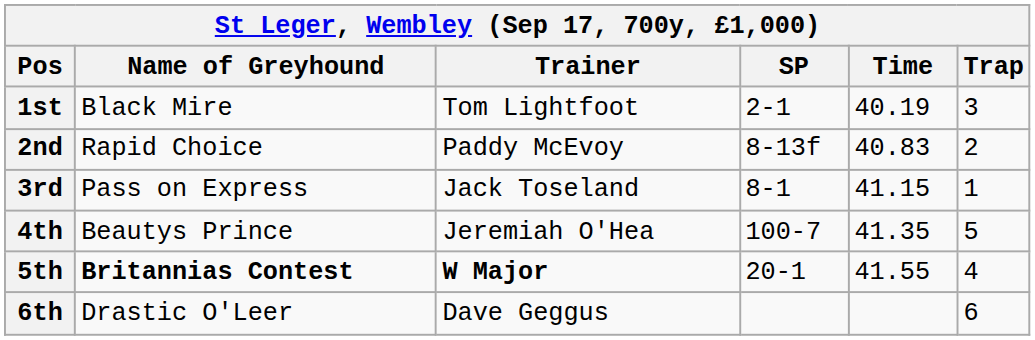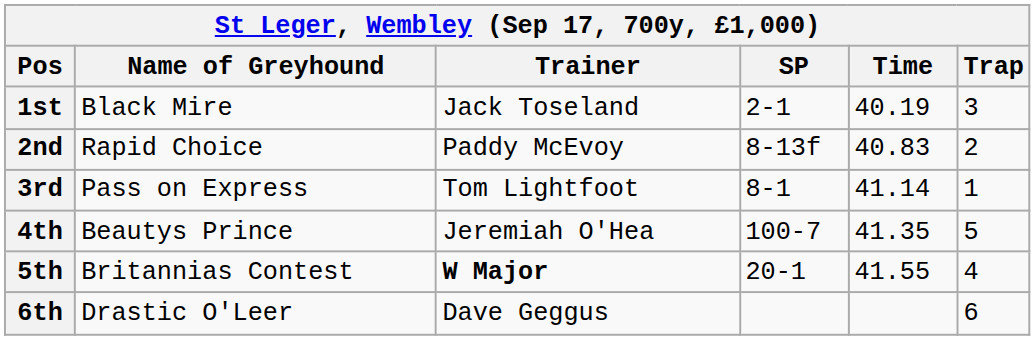(541, 108) Tom Lightfoot -> (541, 108) Jack Toseland
(541, 190) Jack Toseland -> (541, 190) Tom Lightfoot
(892, 190) 41.15 -> (892, 190) 41.14
(217, 272) bold -> (217, 272) normal
